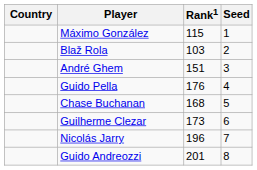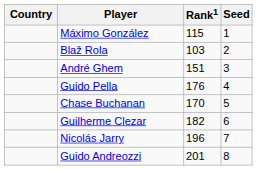(195, 103) 168 -> (195, 103) 170
(195, 121) 173 -> (195, 121) 182
